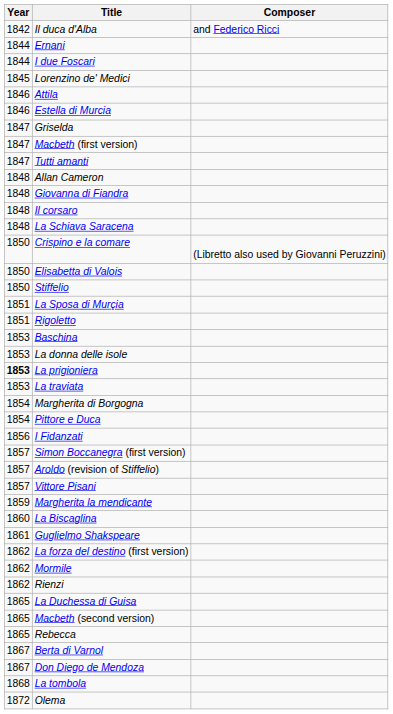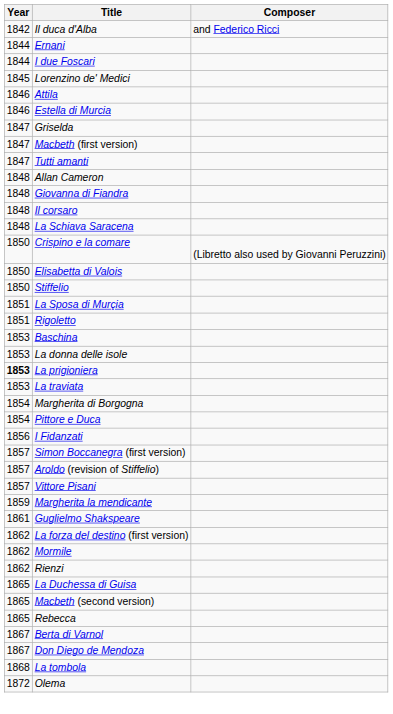- row: (66, 519)
